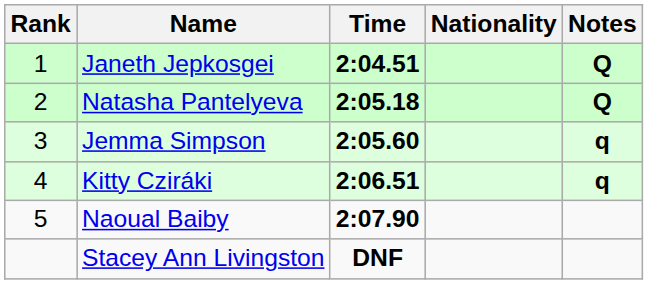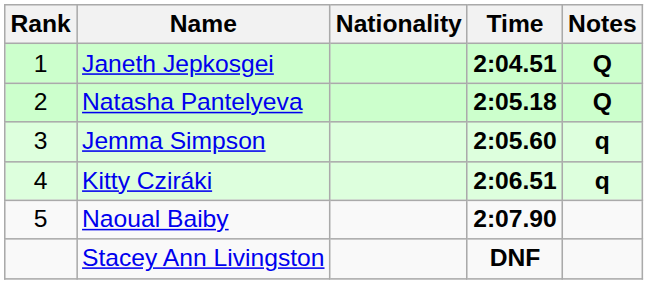columns swapped: (494, 24) <-> (378, 24)
